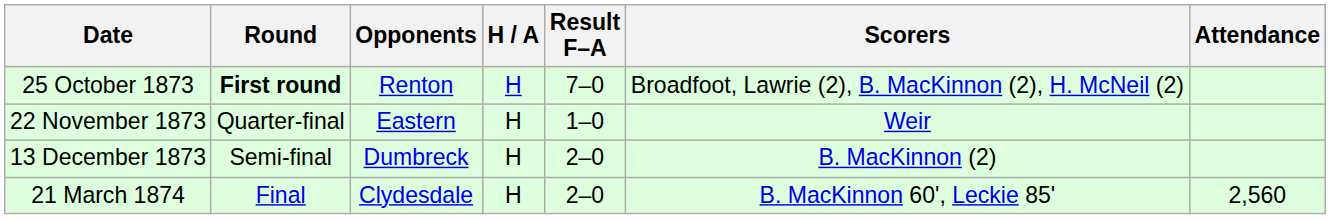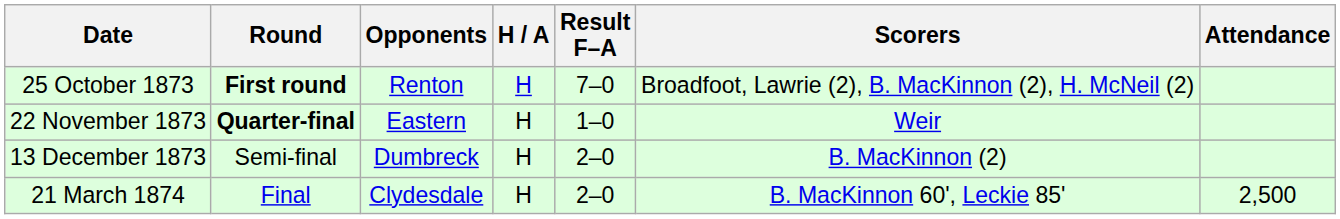(281, 121) normal -> (286, 121) bold
(1257, 194) 2,560 -> (1268, 194) 2,500
